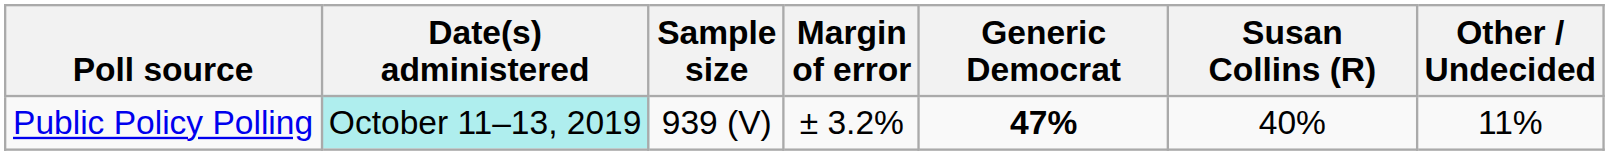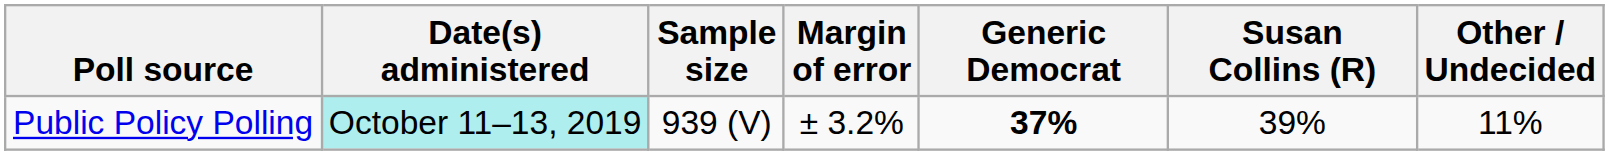(1044, 122) 47% -> (1044, 122) 37%
(1292, 122) 40% -> (1292, 122) 39%
